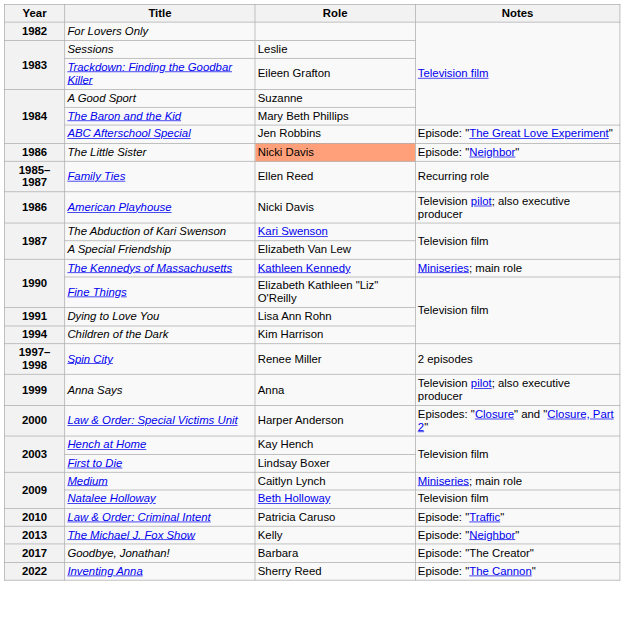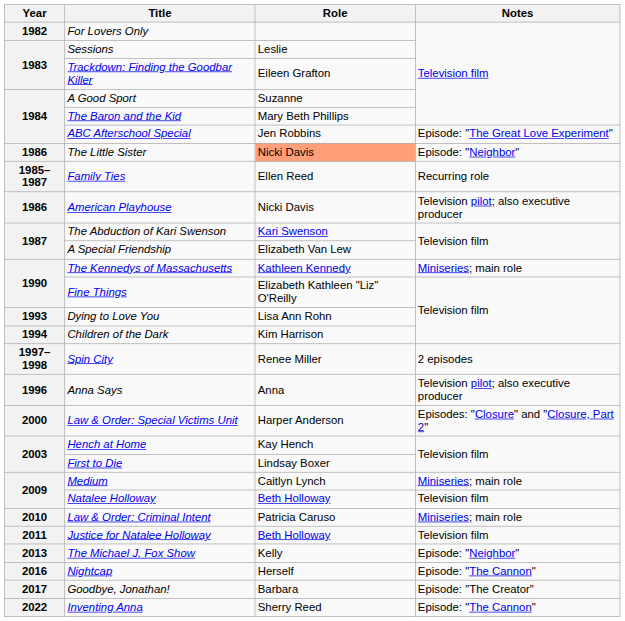(35, 316) 1991 -> (35, 316) 1993
(35, 390) 1999 -> (35, 390) 1996
(461, 517) Episode: "Traffic" -> (470, 517) Miniseries; main role
+ row: (139, 535)
+ row: (90, 571)
